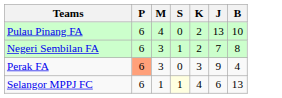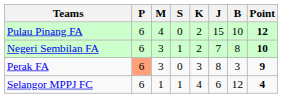+ column: (262, 13)
(218, 31) 13 -> (218, 31) 15
(218, 66) 9 -> (218, 66) 8
(237, 66) 4 -> (237, 66) 3
(180, 84) lightyellow background -> (180, 84) no background
(237, 84) 13 -> (237, 84) 12
